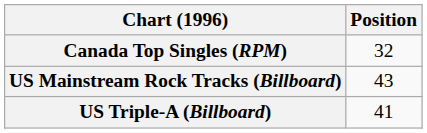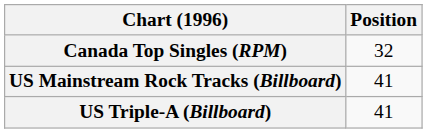(384, 81) 43 -> (384, 81) 41
